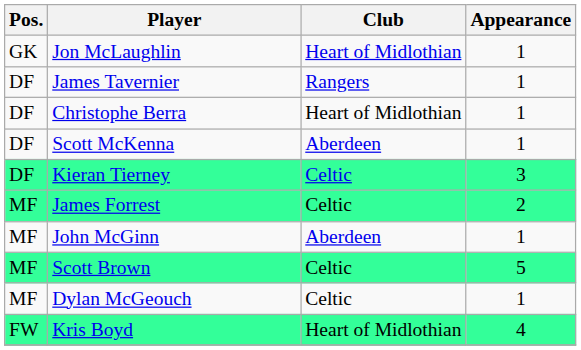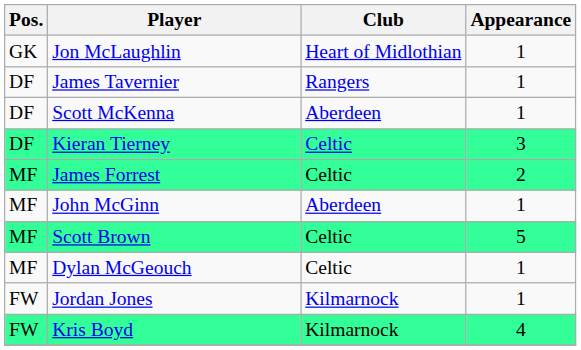- row: (119, 112)
+ row: (102, 298)
(383, 329) Heart of Midlothian -> (352, 329) Kilmarnock
